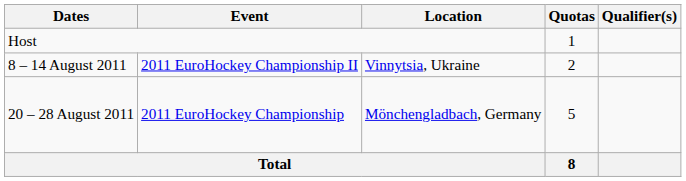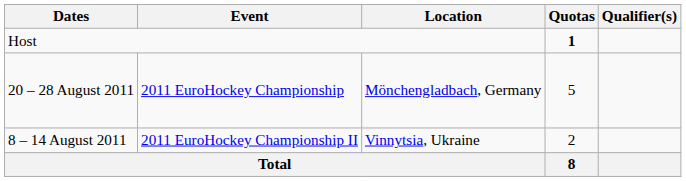(572, 40) normal -> (572, 40) bold
rows swapped: (71, 114) <-> (67, 64)
